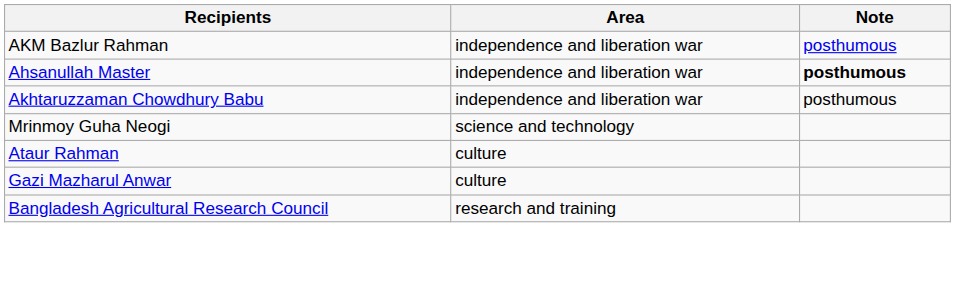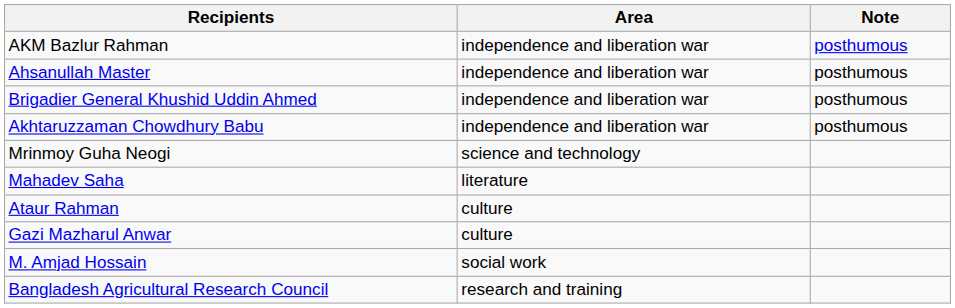(855, 72) bold -> (861, 72) normal
+ row: (163, 99)
+ row: (66, 180)
+ row: (77, 262)
